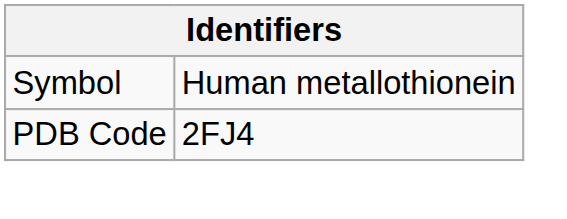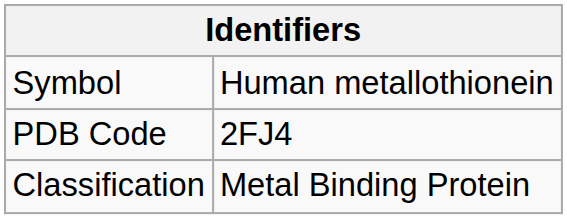+ row: (109, 185)
